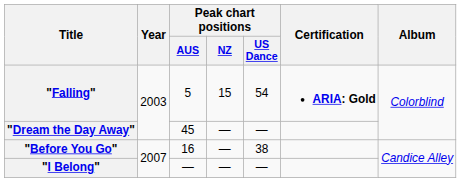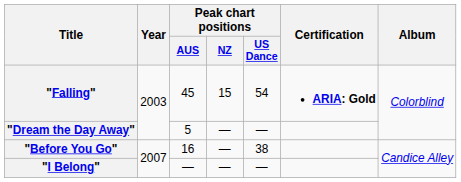(188, 93) 5 -> (188, 93) 45
(188, 130) 45 -> (188, 130) 5
